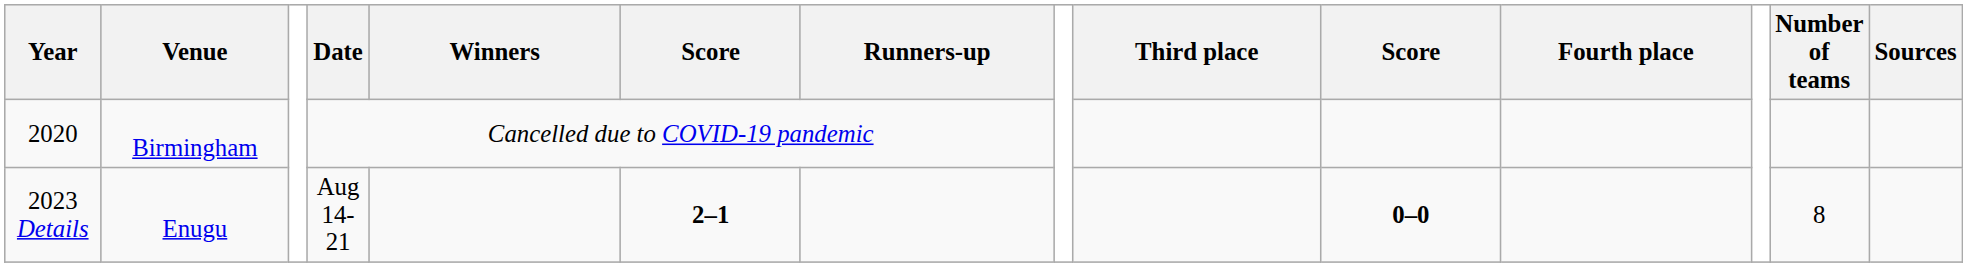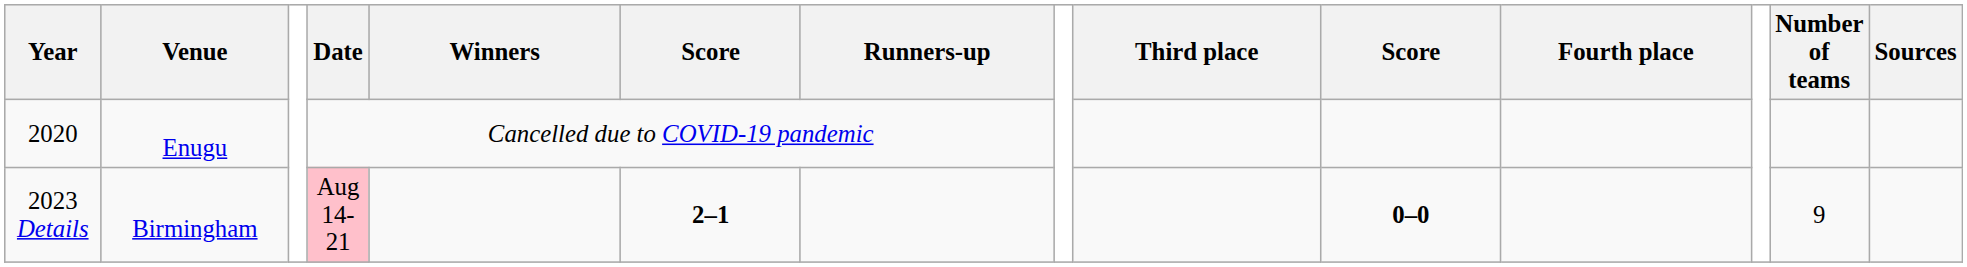(195, 147) Birmingham -> (195, 147) Enugu
(195, 228) Enugu -> (195, 228) Birmingham
(338, 214) no background -> (338, 214) pink background
(1819, 214) 8 -> (1819, 214) 9
